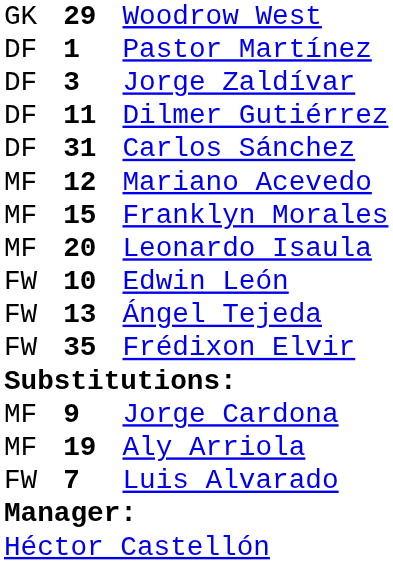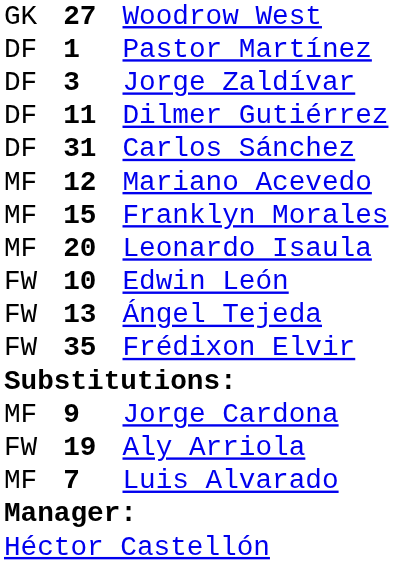(80, 17) 29 -> (80, 17) 27
(21, 448) MF -> (21, 448) FW
(21, 481) FW -> (21, 481) MF
